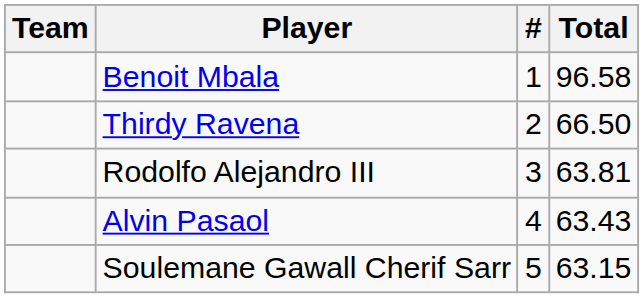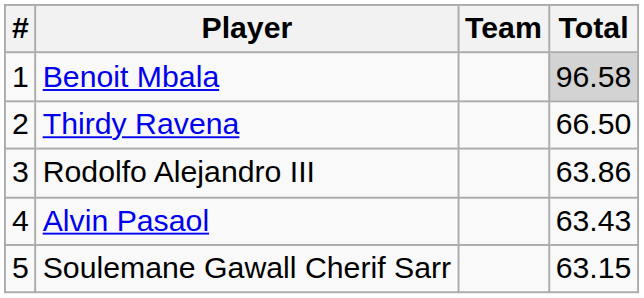columns swapped: (533, 28) <-> (50, 28)
(594, 76) no background -> (594, 76) lightgrey background
(594, 172) 63.81 -> (594, 172) 63.86
